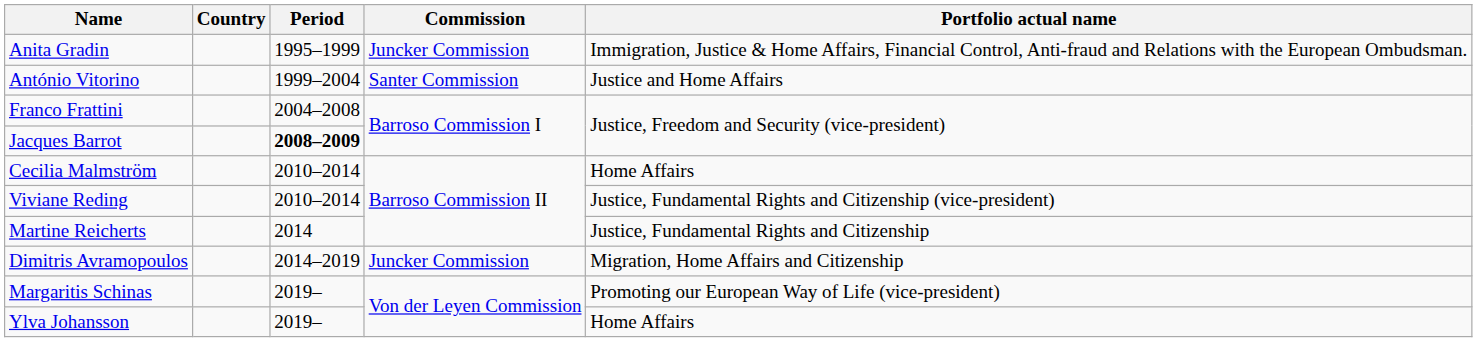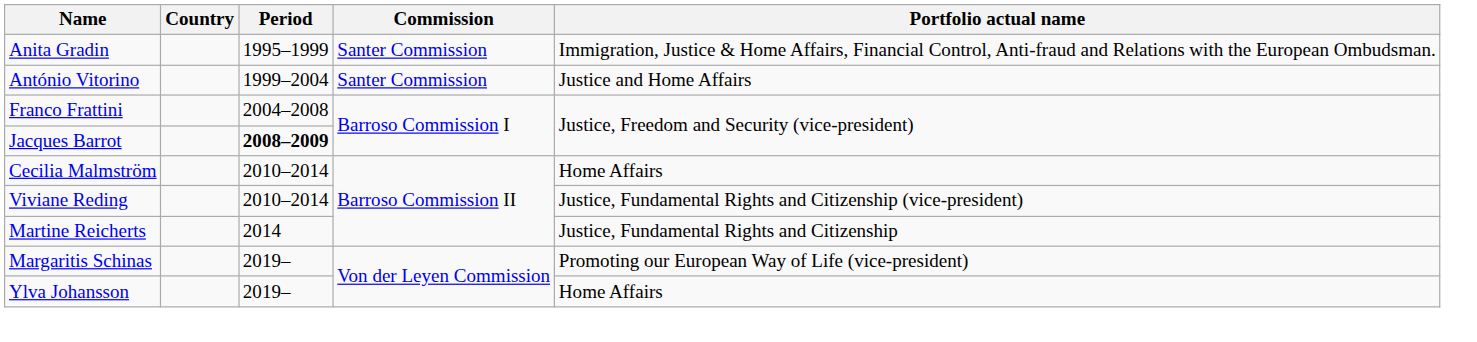(449, 49) Juncker Commission -> (412, 49) Santer Commission
- row: (98, 261)
